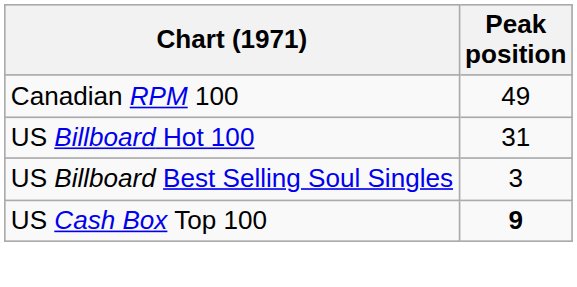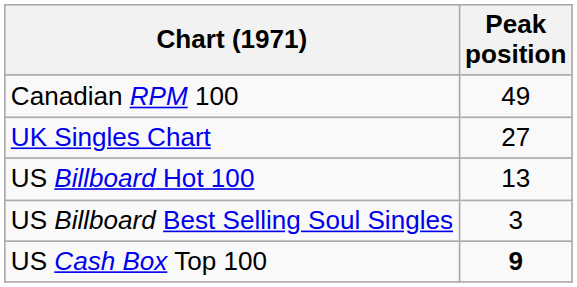+ row: (111, 137)
(516, 137) 31 -> (516, 178) 13
